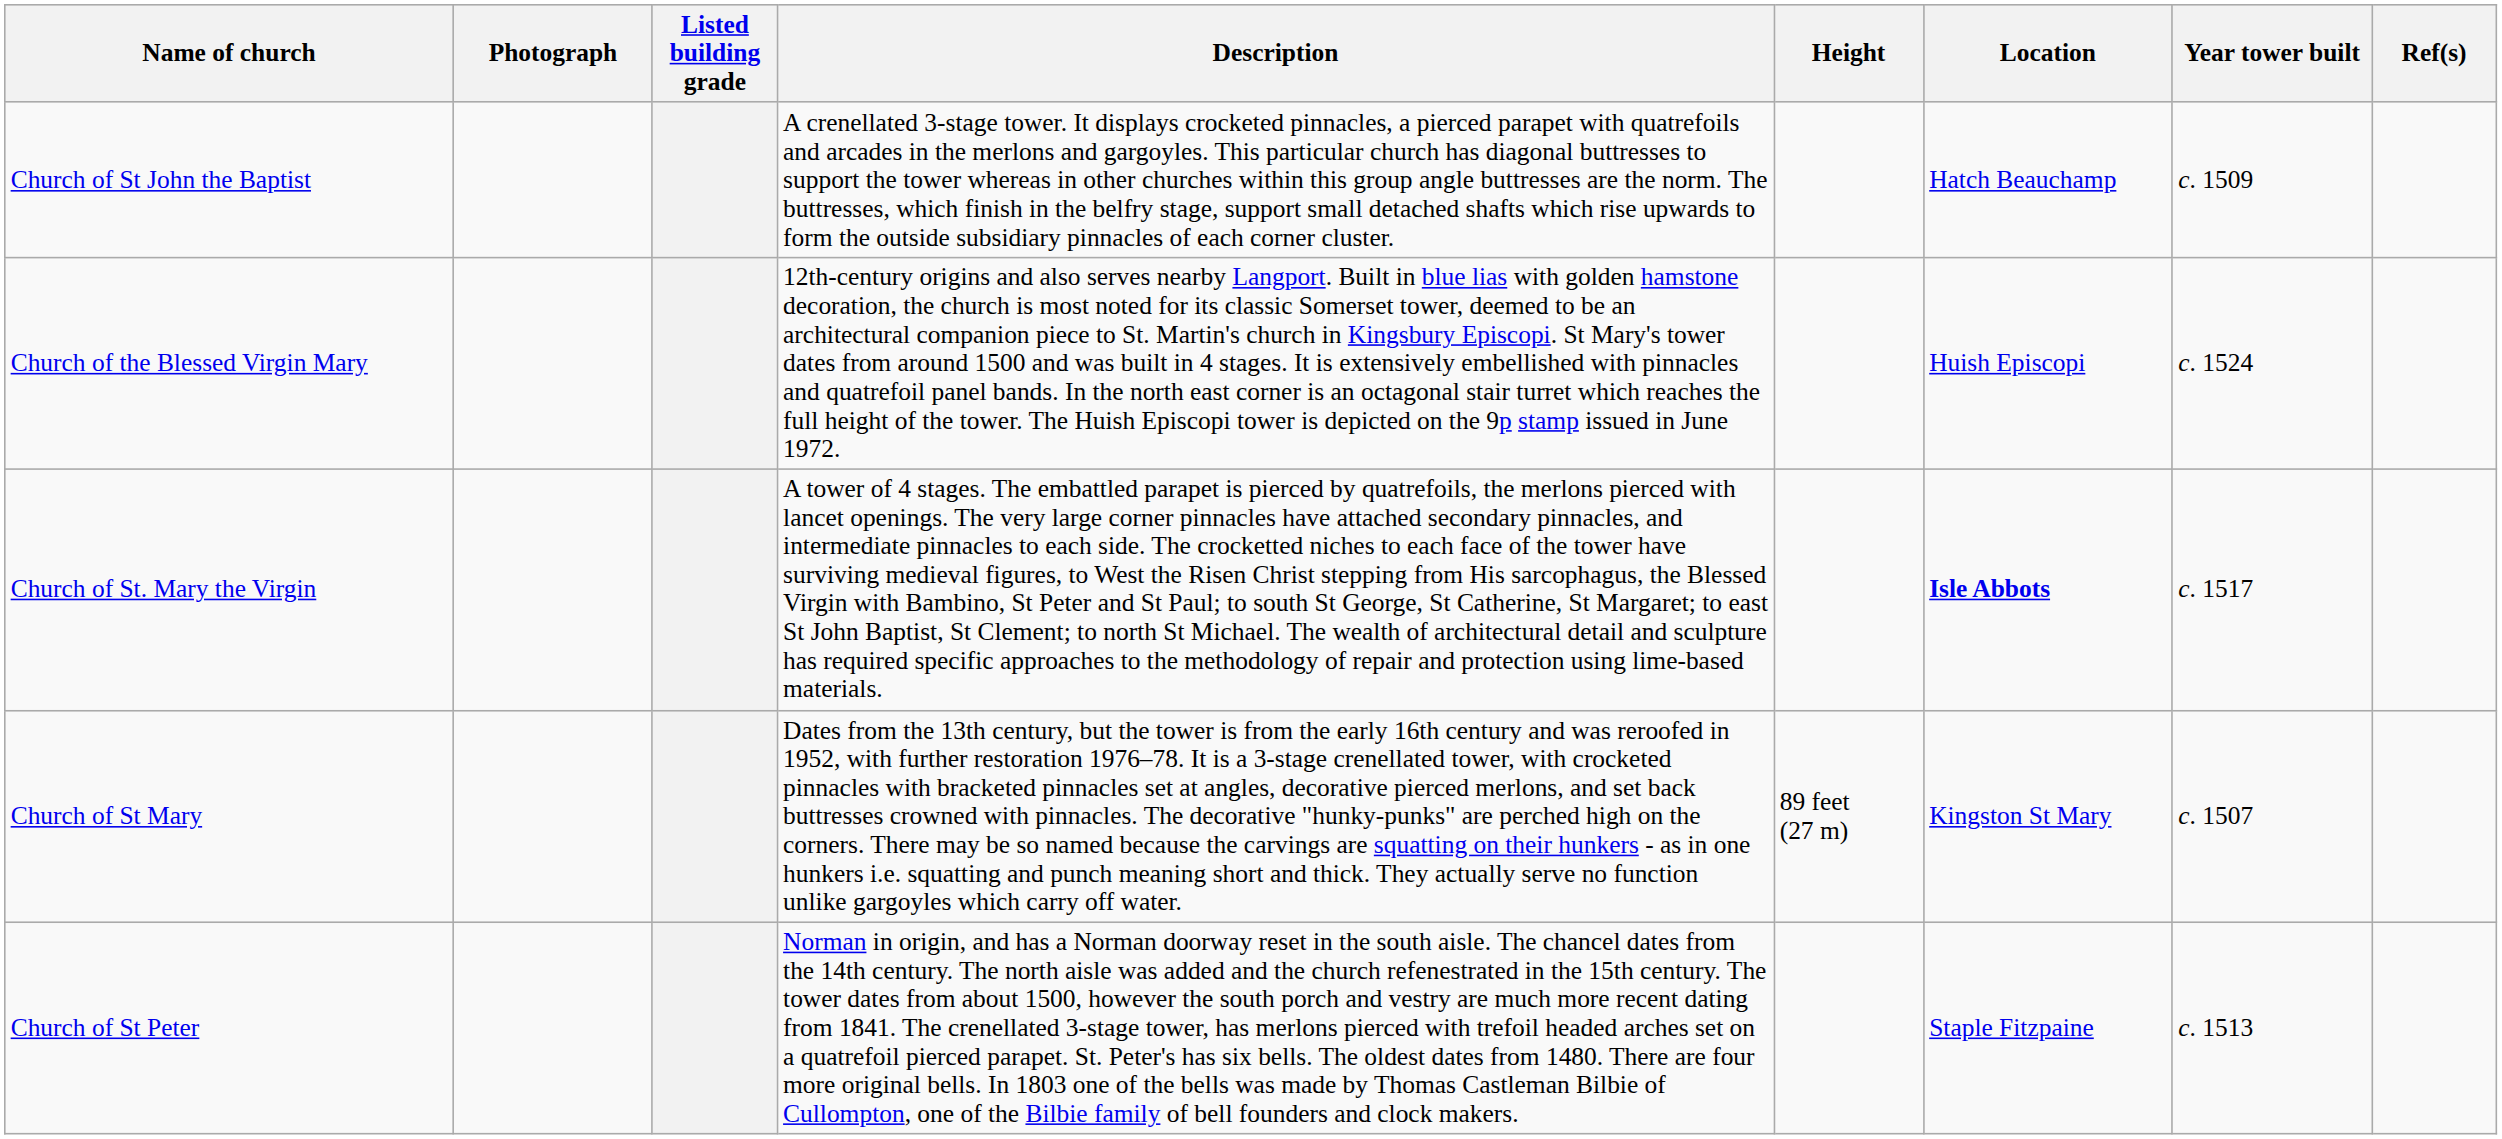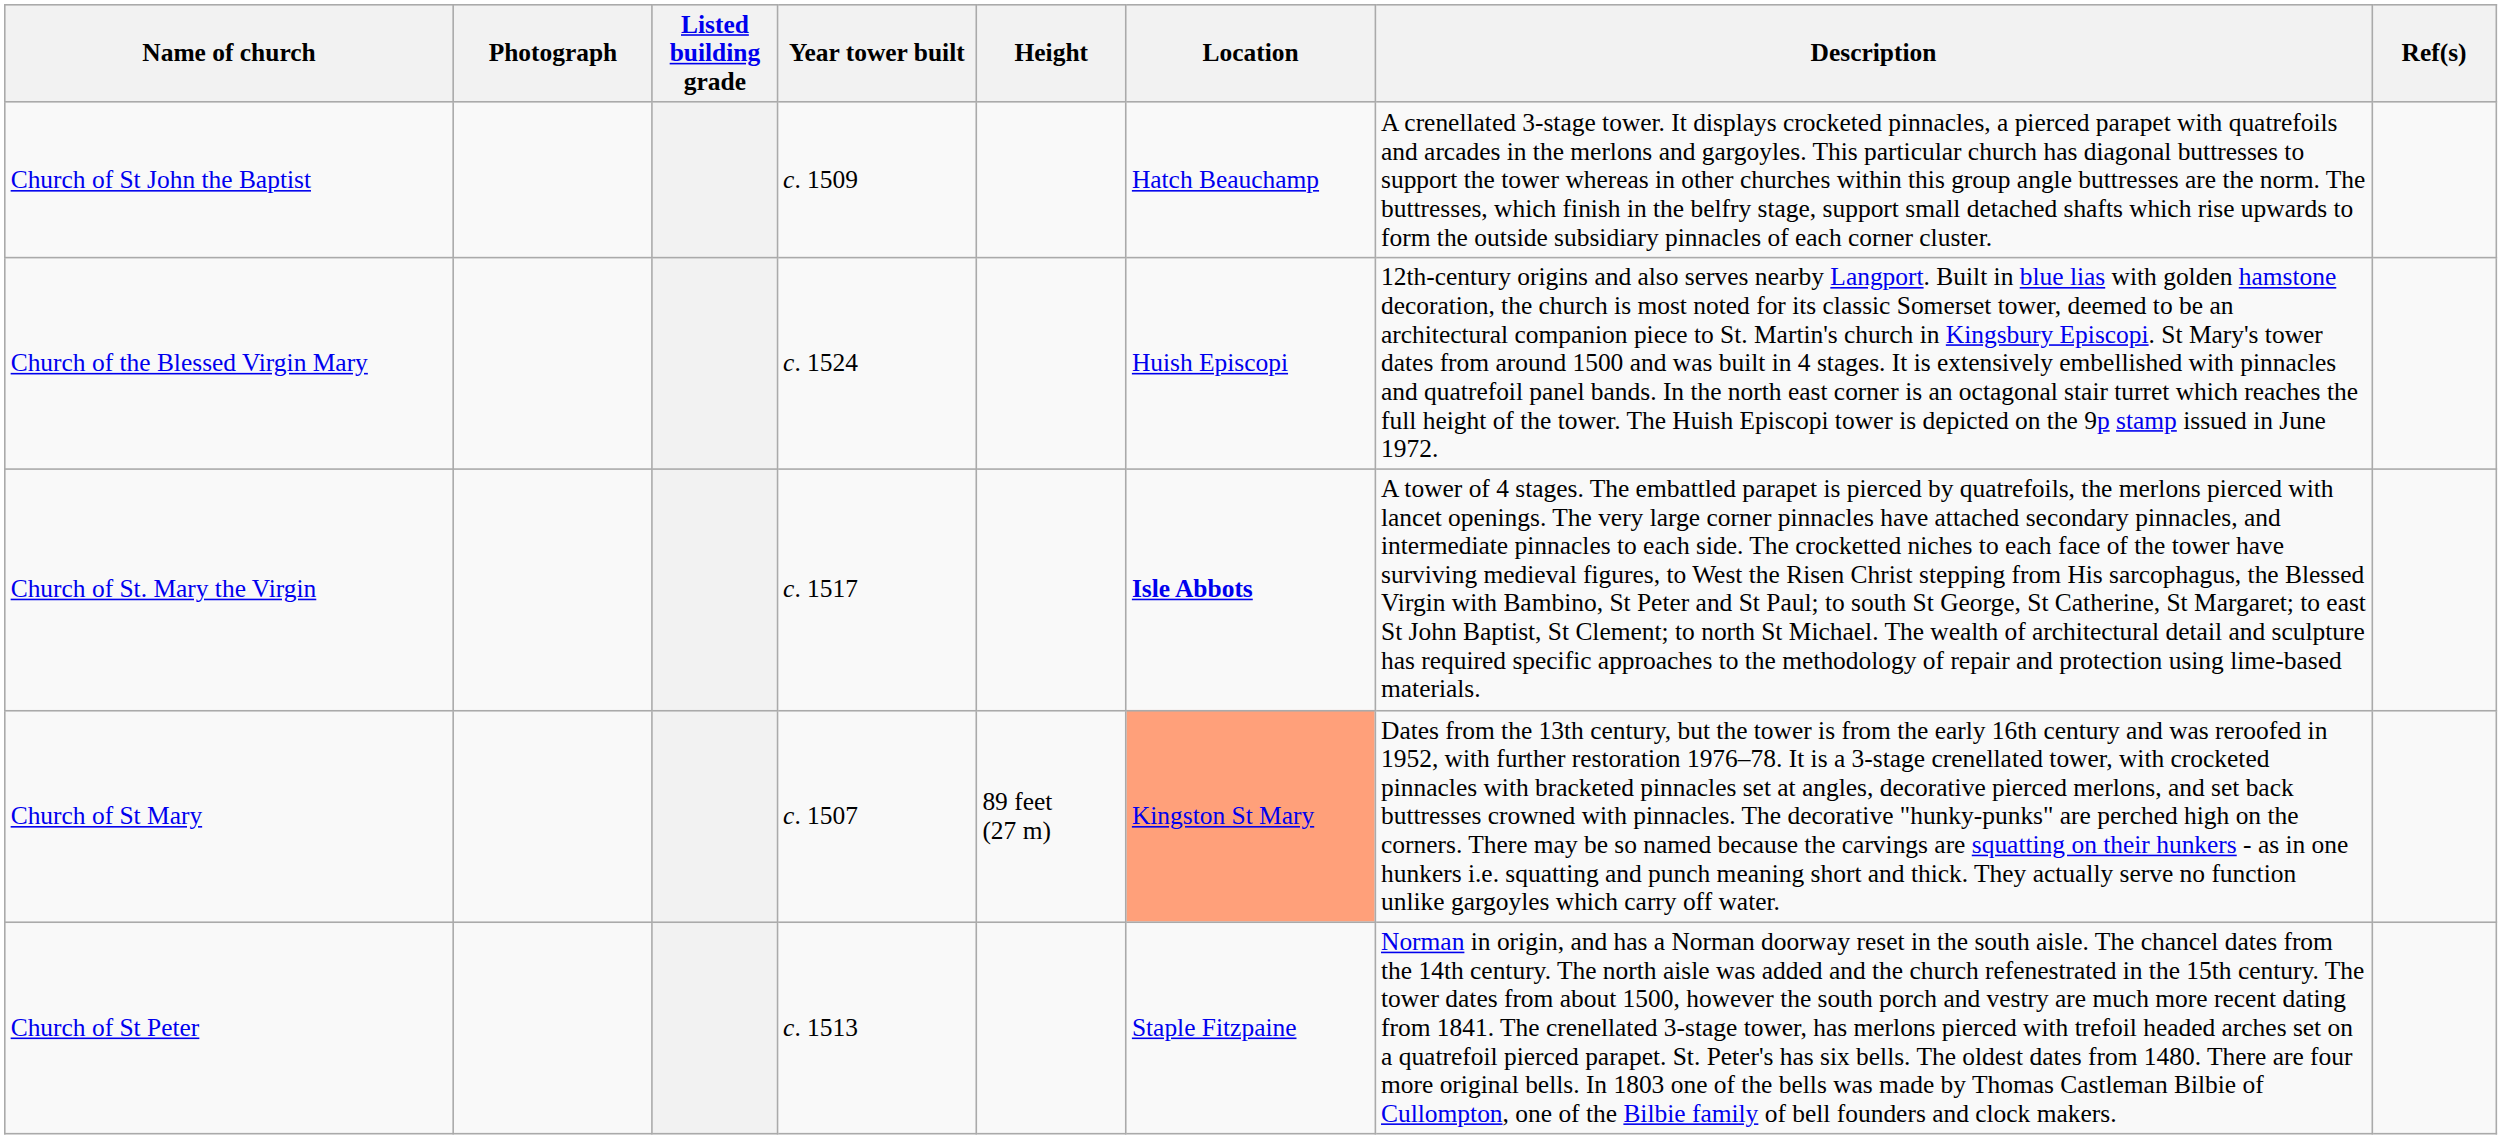columns swapped: (2272, 53) <-> (1276, 53)
(2020, 815) no background -> (1223, 815) lightsalmon background
